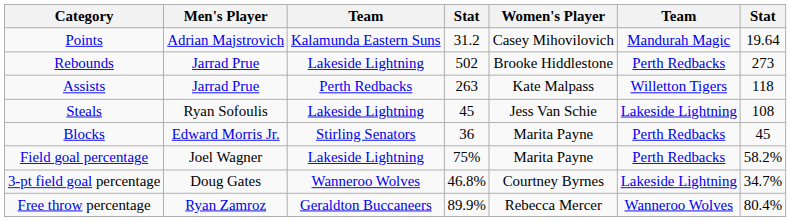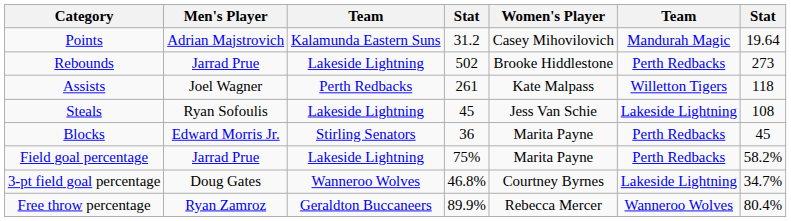(226, 87) Jarrad Prue -> (226, 87) Joel Wagner
(467, 87) 263 -> (467, 87) 261
(226, 157) Joel Wagner -> (226, 157) Jarrad Prue
